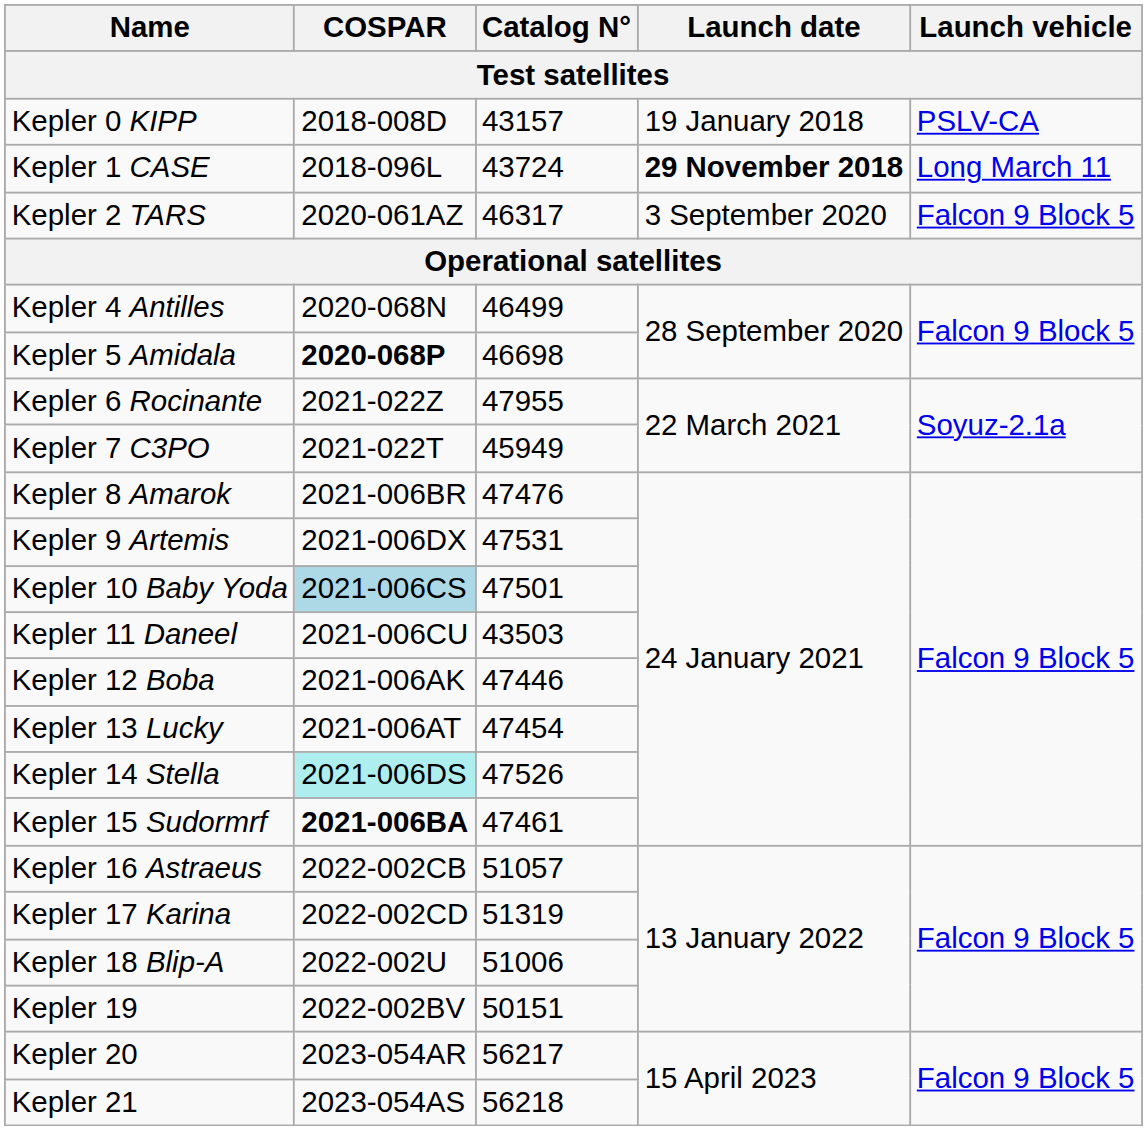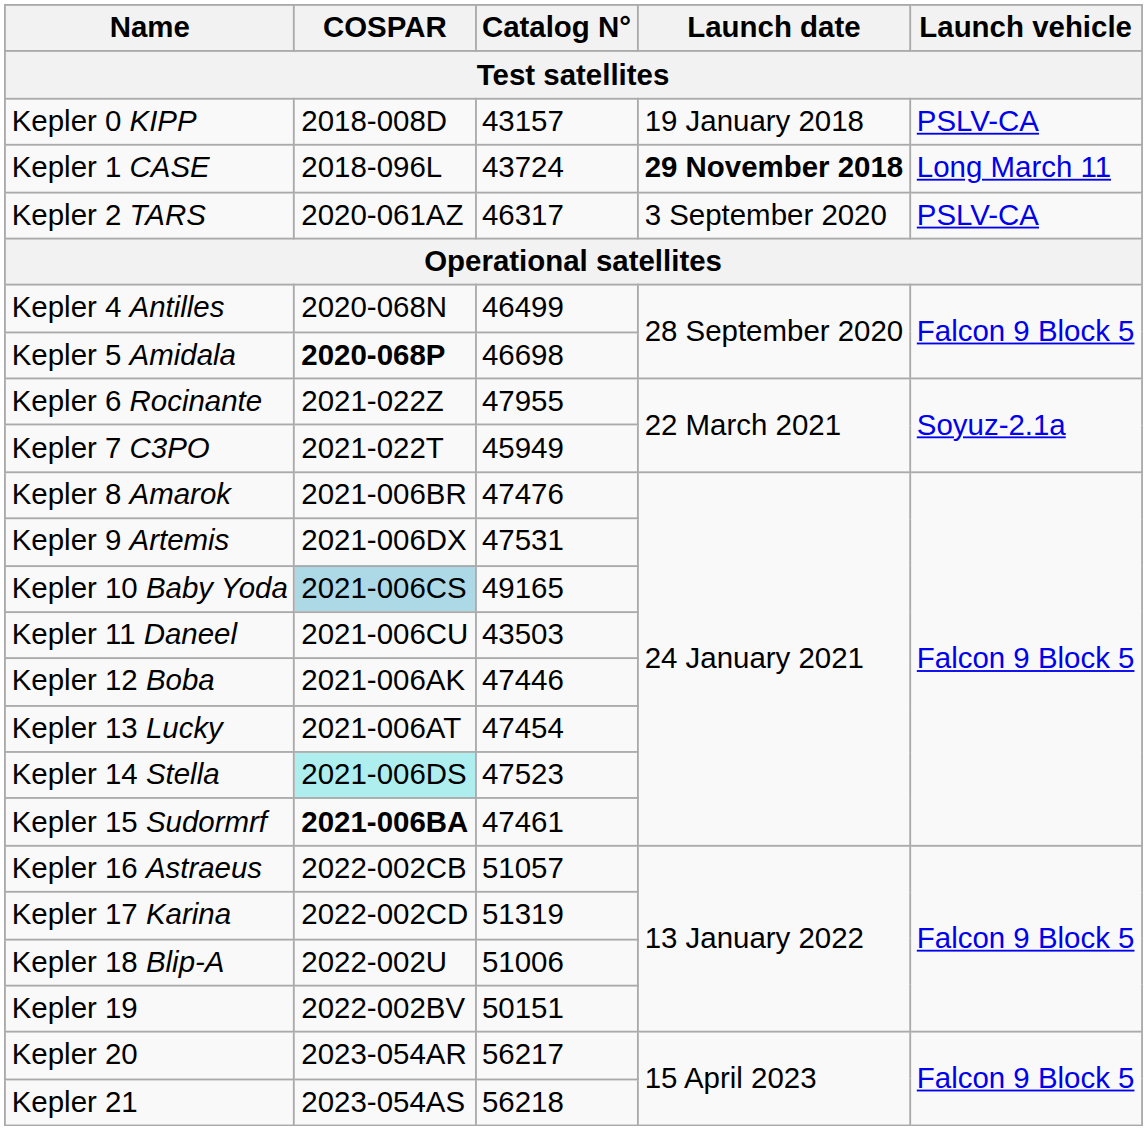(1026, 214) Falcon 9 Block 5 -> (978, 214) PSLV-CA
(523, 588) 47501 -> (523, 588) 49165
(523, 774) 47526 -> (523, 774) 47523
